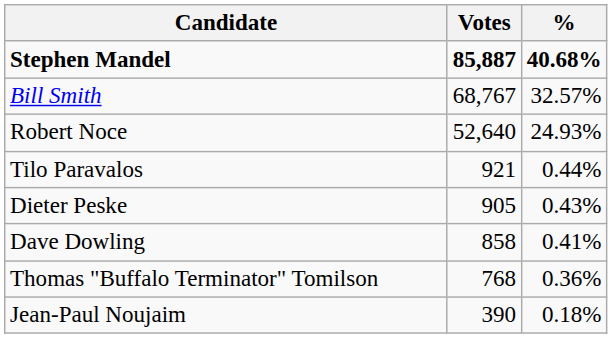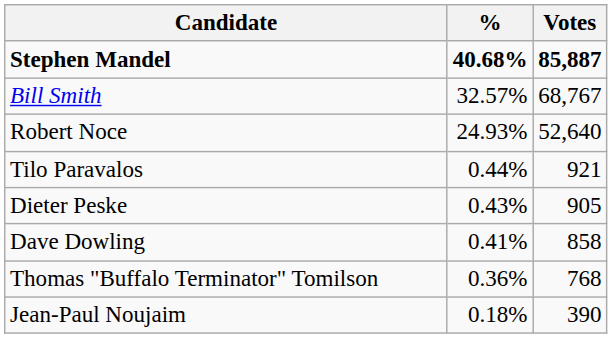columns swapped: (484, 22) <-> (564, 22)
